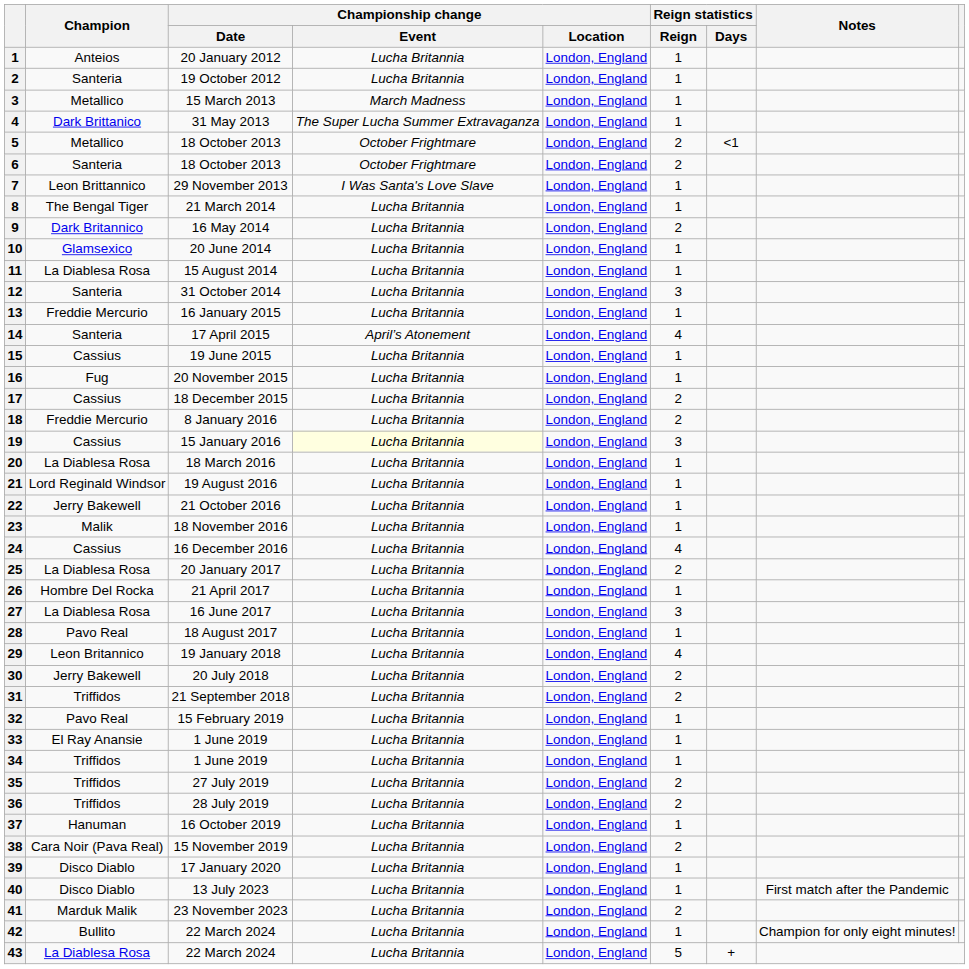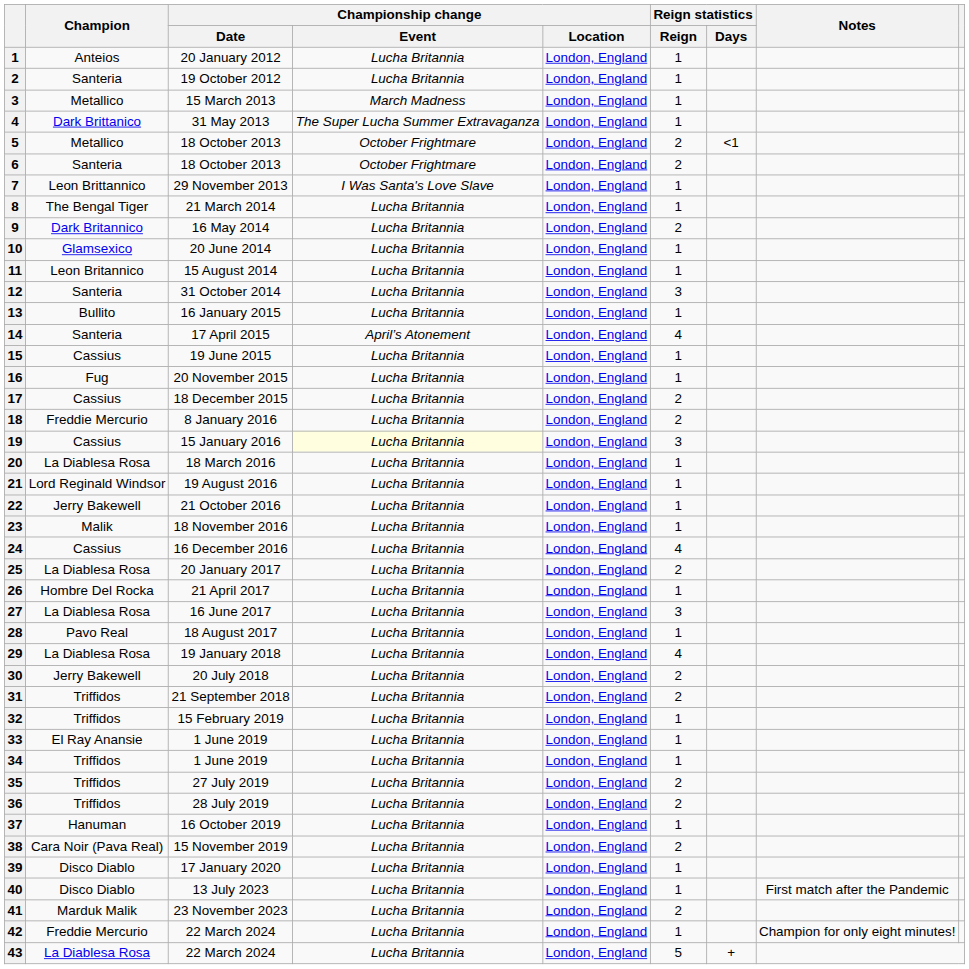(97, 270) La Diablesa Rosa -> (97, 270) Leon Britannico
(97, 313) Freddie Mercurio -> (97, 313) Bullito
(97, 654) Leon Britannico -> (97, 654) La Diablesa Rosa
(97, 718) Pavo Real -> (97, 718) Triffidos
(97, 931) Bullito -> (97, 931) Freddie Mercurio
